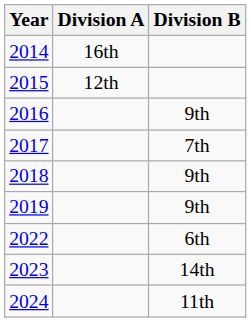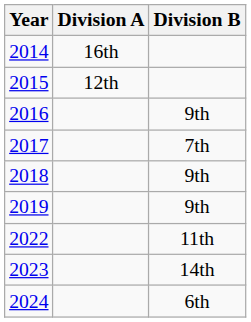(197, 238) 6th -> (197, 238) 11th
(197, 301) 11th -> (197, 301) 6th
